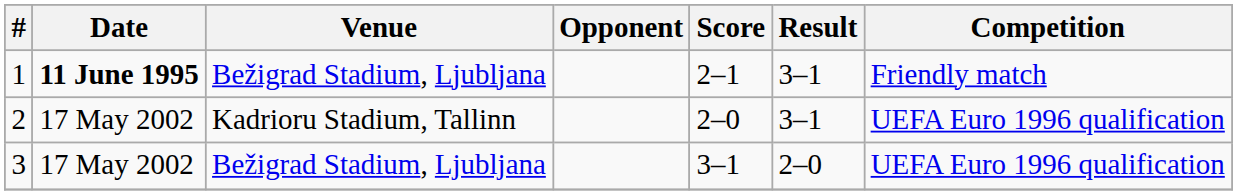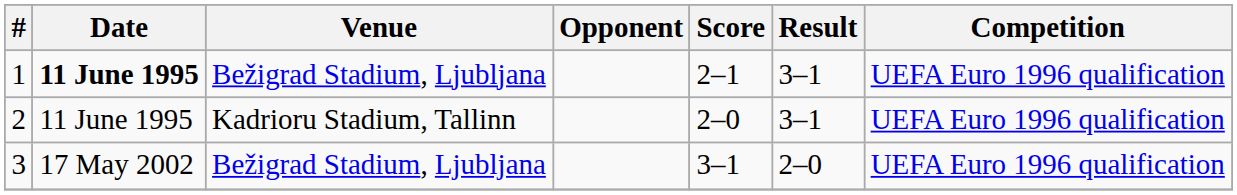(959, 73) Friendly match -> (1048, 73) UEFA Euro 1996 qualification
(117, 119) 17 May 2002 -> (116, 119) 11 June 1995
